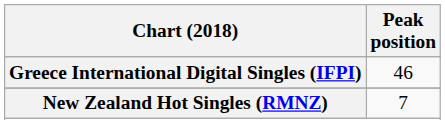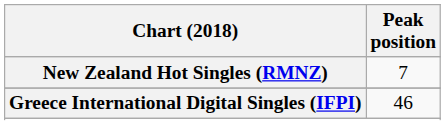rows swapped: (185, 72) <-> (185, 103)
